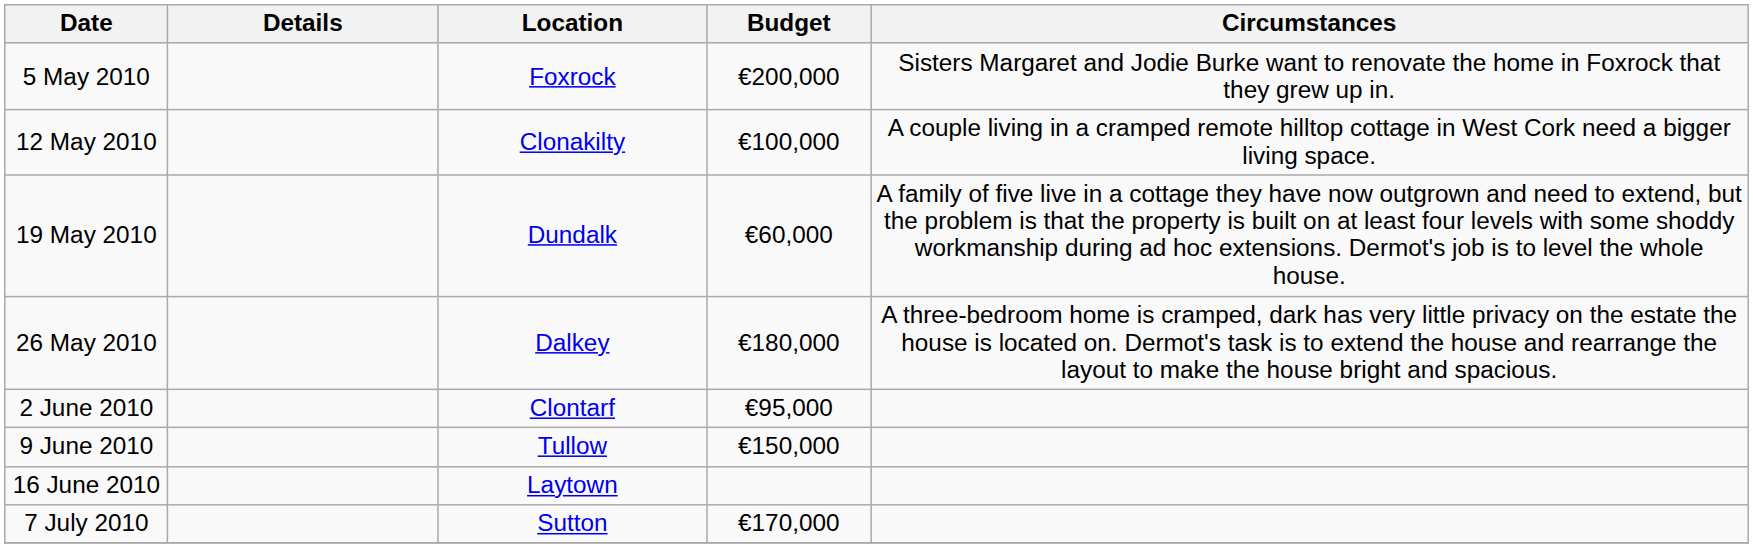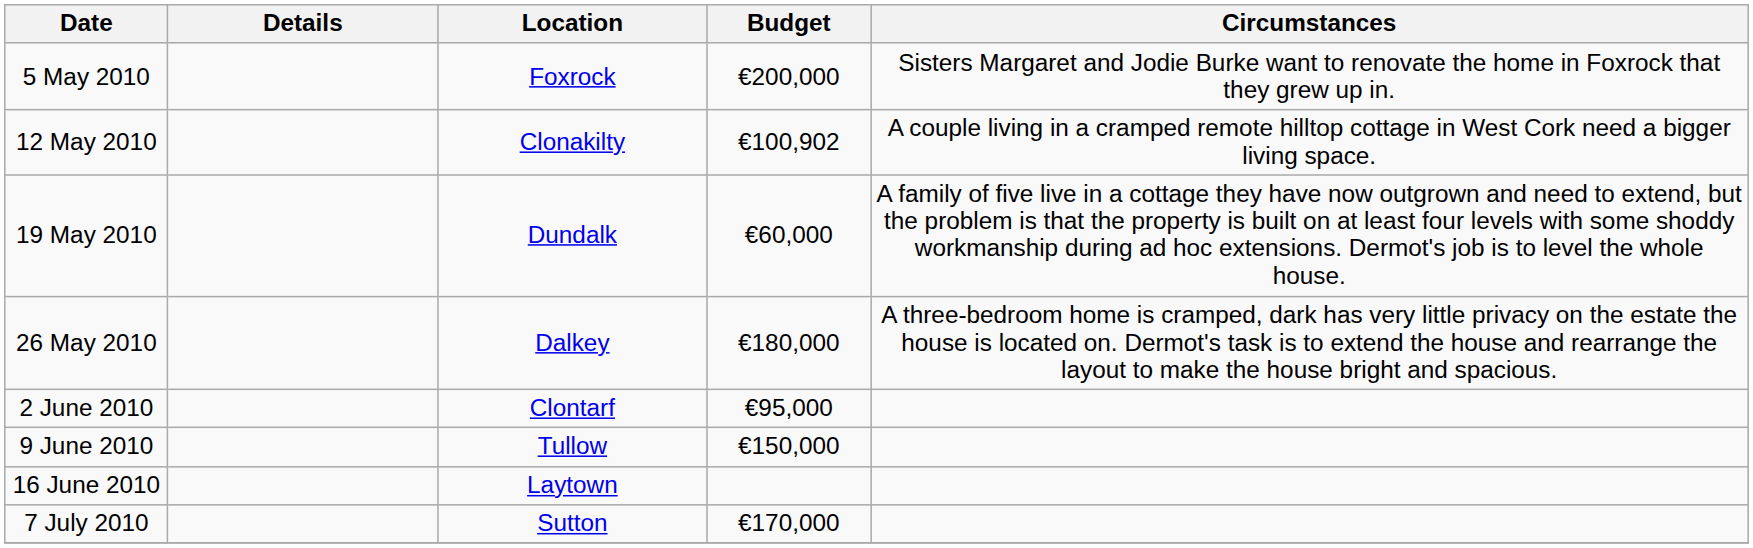(789, 141) €100,000 -> (789, 141) €100,902
